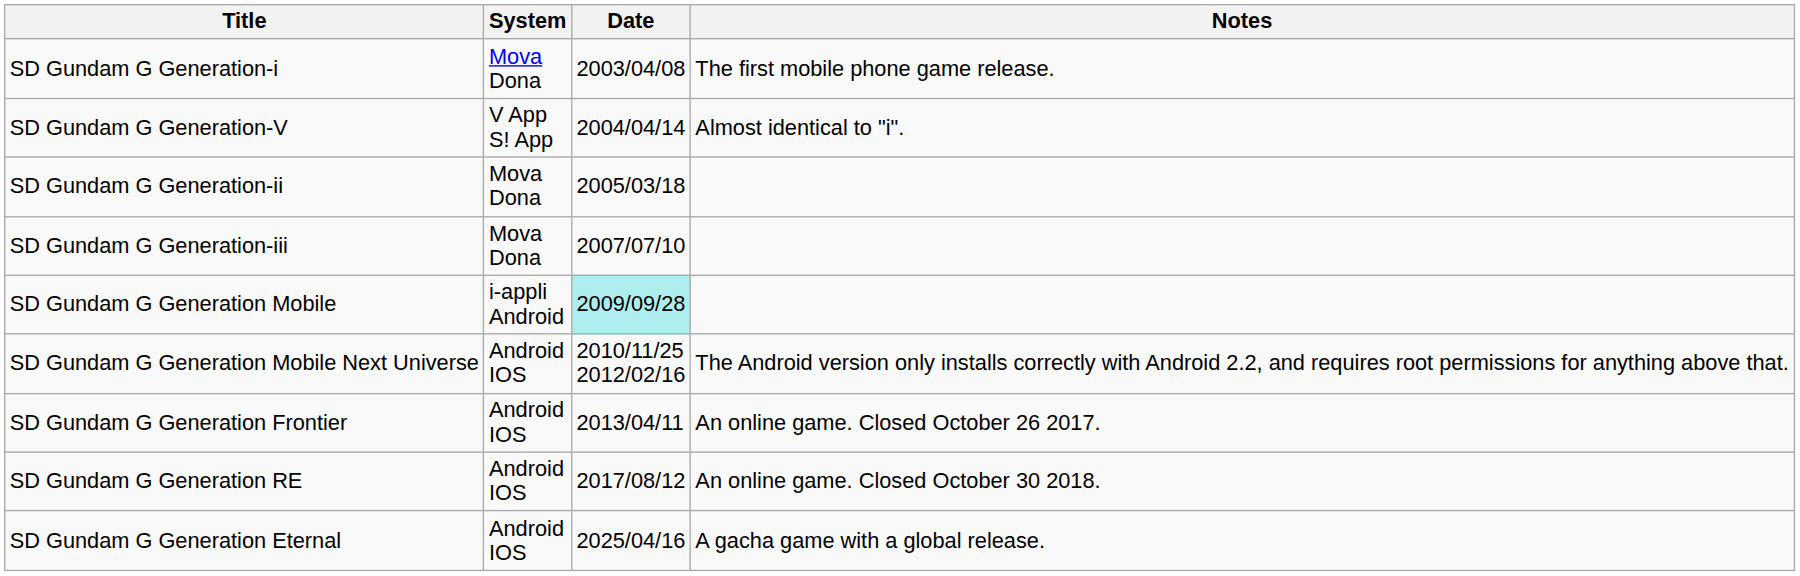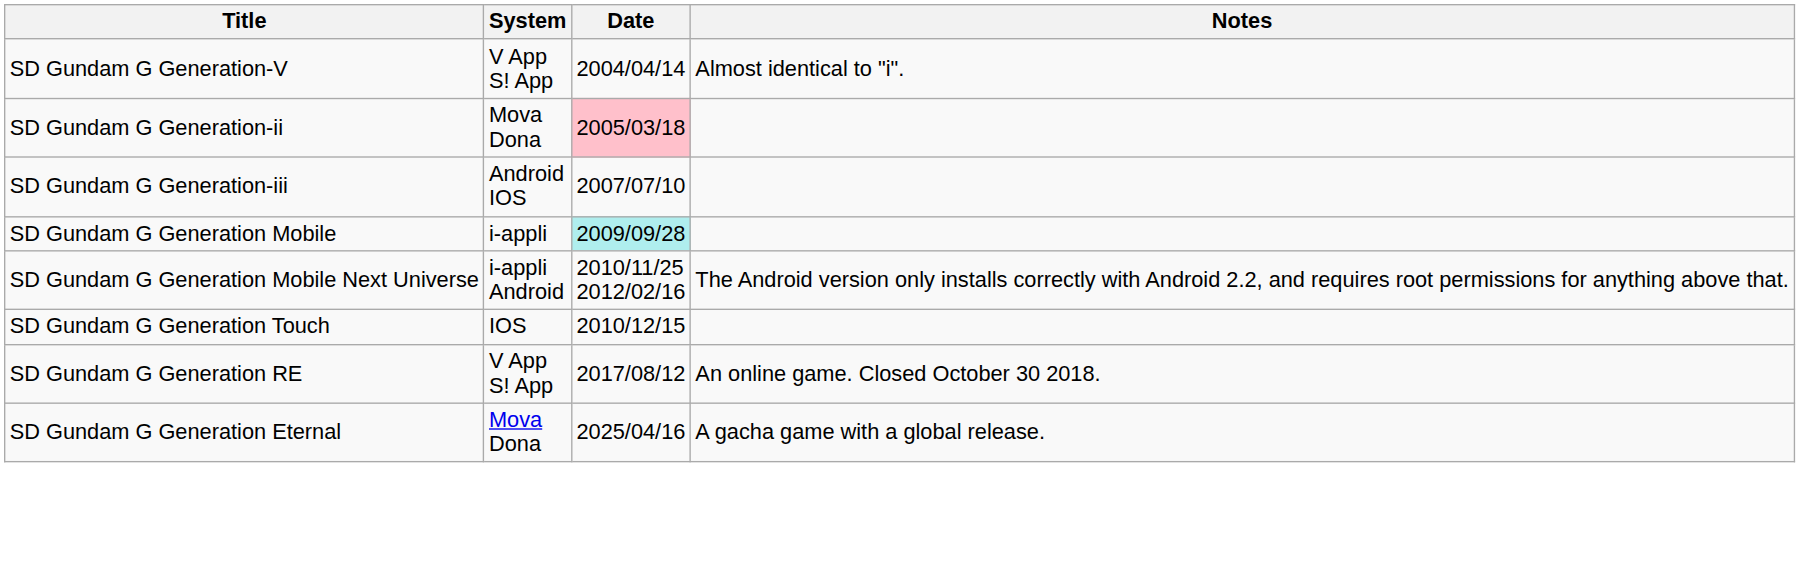- row: (144, 68)
(631, 186) no background -> (631, 127) pink background
(516, 245) Mova Dona -> (526, 186) Android IOS
(526, 304) i-appli Android -> (518, 233) i-appli
(526, 363) Android IOS -> (526, 279) i-appli Android
+ row: (170, 326)
- row: (178, 422)
(526, 481) Android IOS -> (521, 373) V App S! App
(526, 540) Android IOS -> (516, 432) Mova Dona
